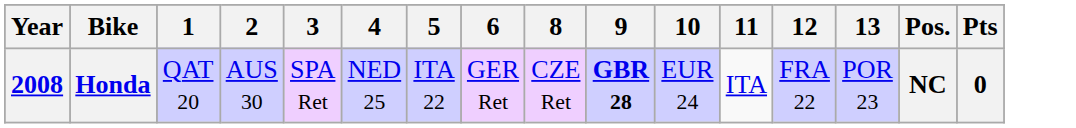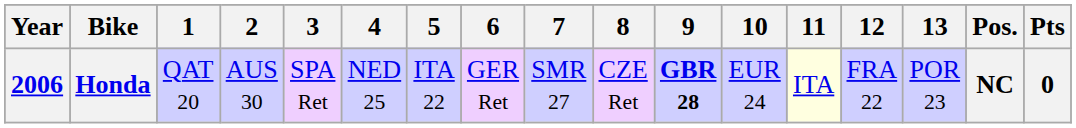+ column: (559, 26)
(37, 84) 2008 -> (37, 84) 2006
(746, 84) no background -> (814, 84) lightyellow background
